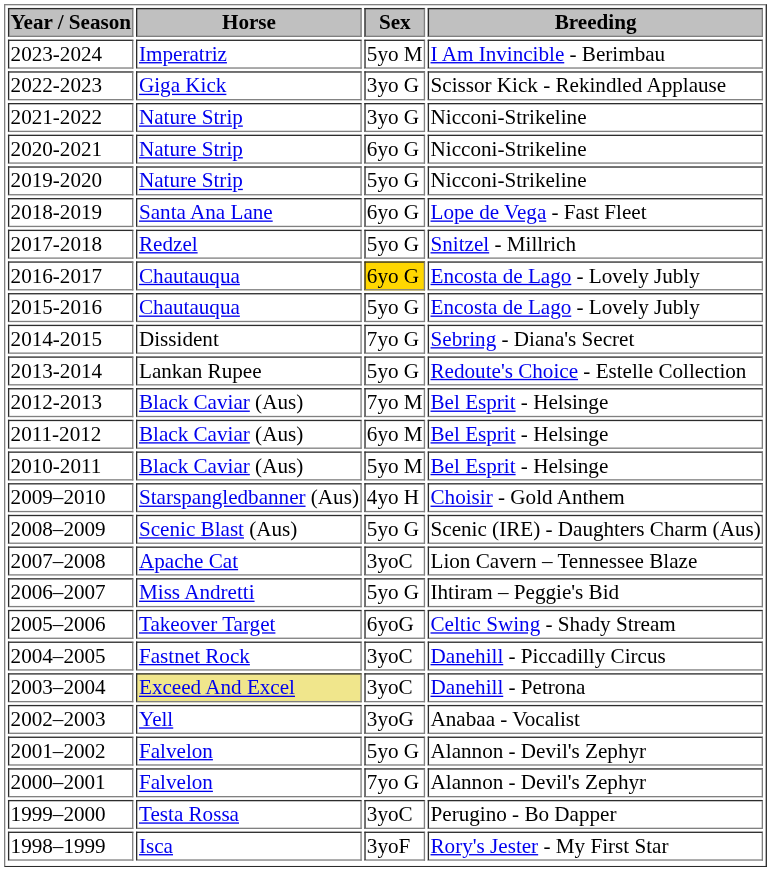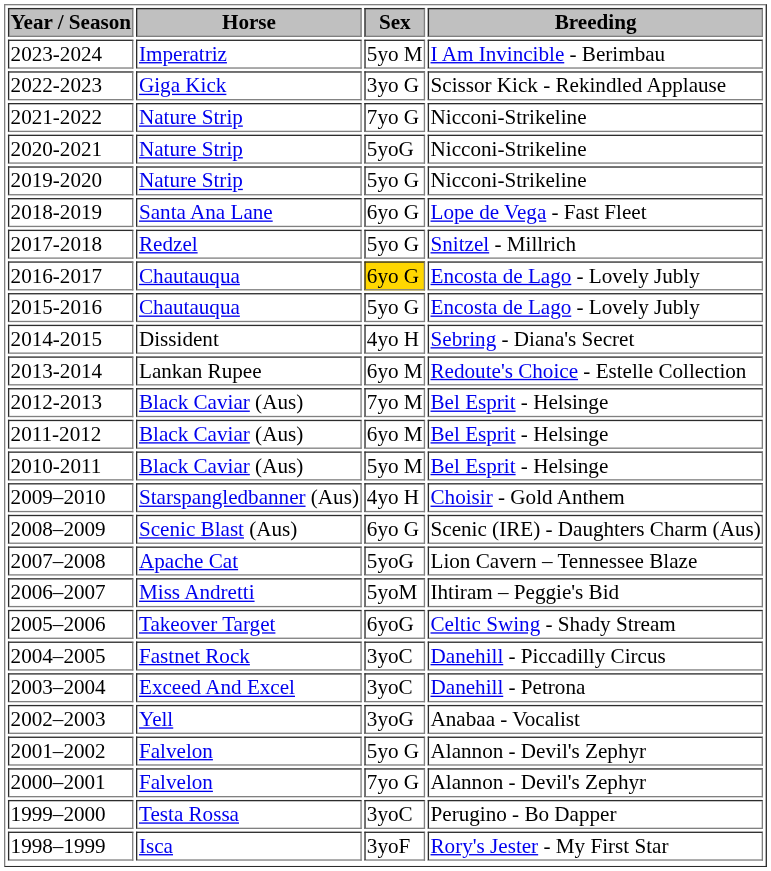(393, 117) 3yo G -> (393, 117) 7yo G
(393, 149) 6yo G -> (390, 149) 5yoG
(393, 339) 7yo G -> (393, 339) 4yo H
(393, 370) 5yo G -> (395, 370) 6yo M
(393, 529) 5yo G -> (393, 529) 6yo G
(390, 560) 3yoC -> (390, 560) 5yoG
(393, 592) 5yo G -> (392, 592) 5yoM
(217, 687) khaki background -> (217, 687) no background
